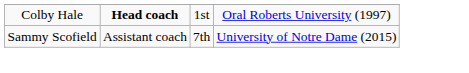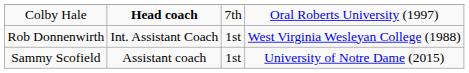(202, 15) 1st -> (233, 15) 7th
+ row: (56, 36)
(202, 36) 7th -> (233, 57) 1st
